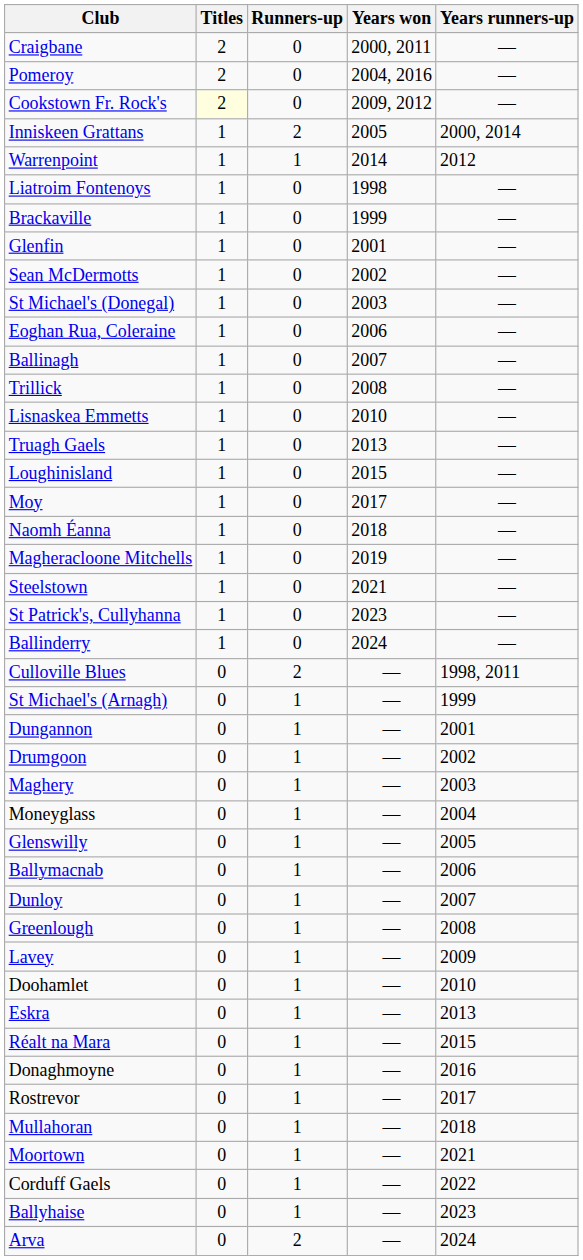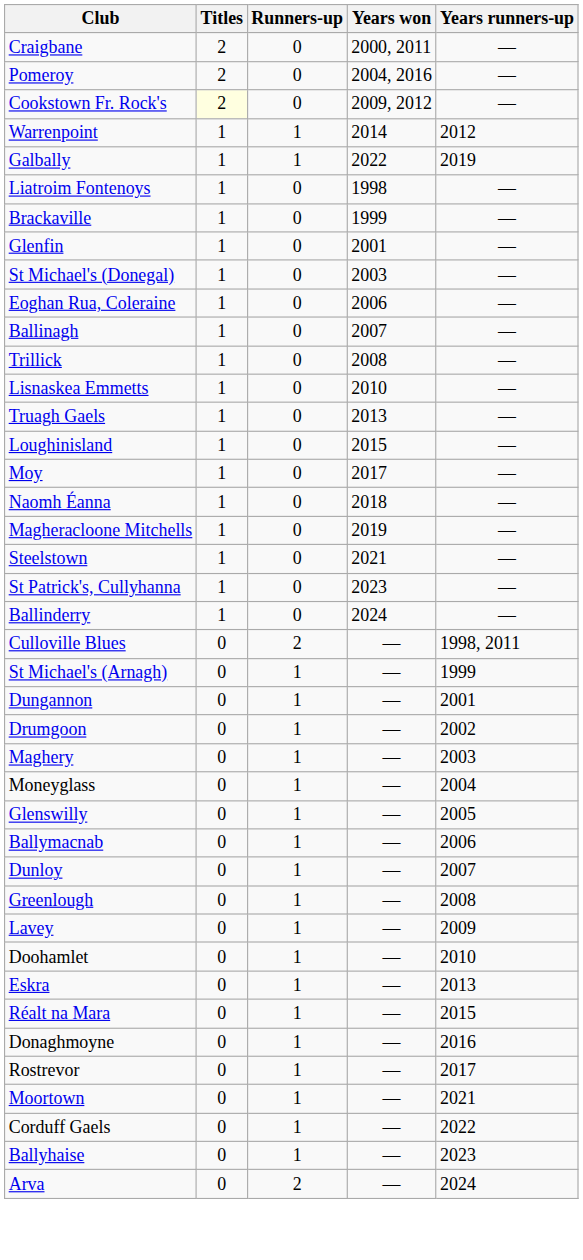- row: (76, 132)
+ row: (40, 160)
- row: (74, 274)
- row: (50, 1127)
